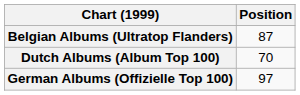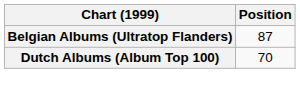- row: (120, 79)
